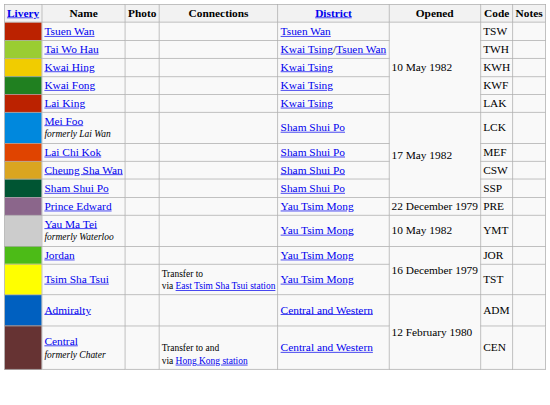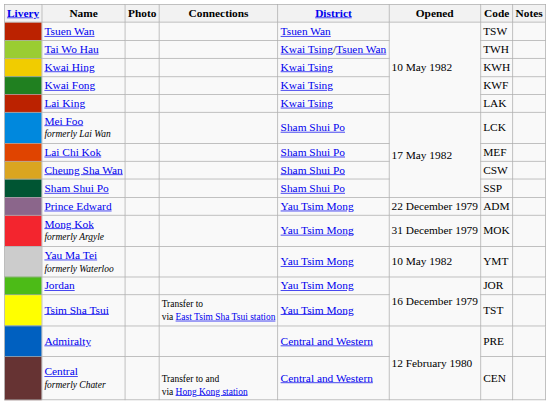(494, 206) PRE -> (496, 206) ADM
+ row: (74, 230)
(496, 310) ADM -> (494, 341) PRE
